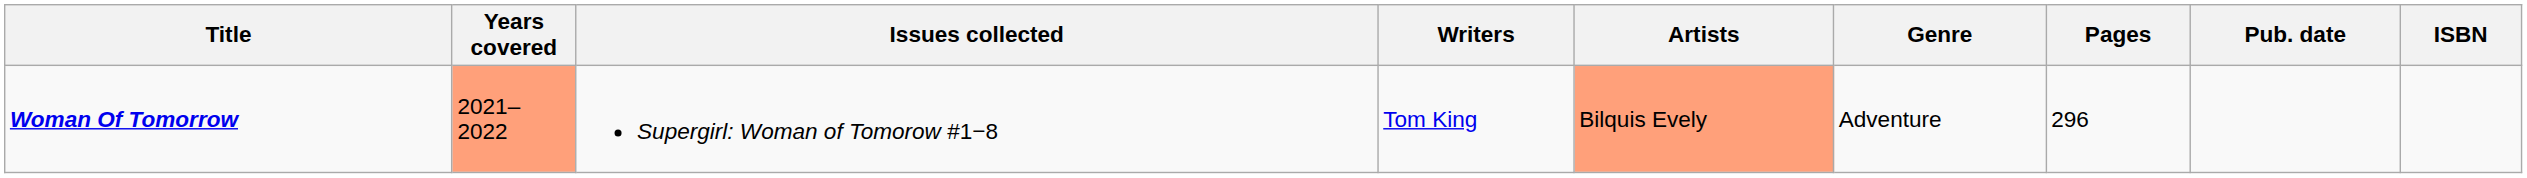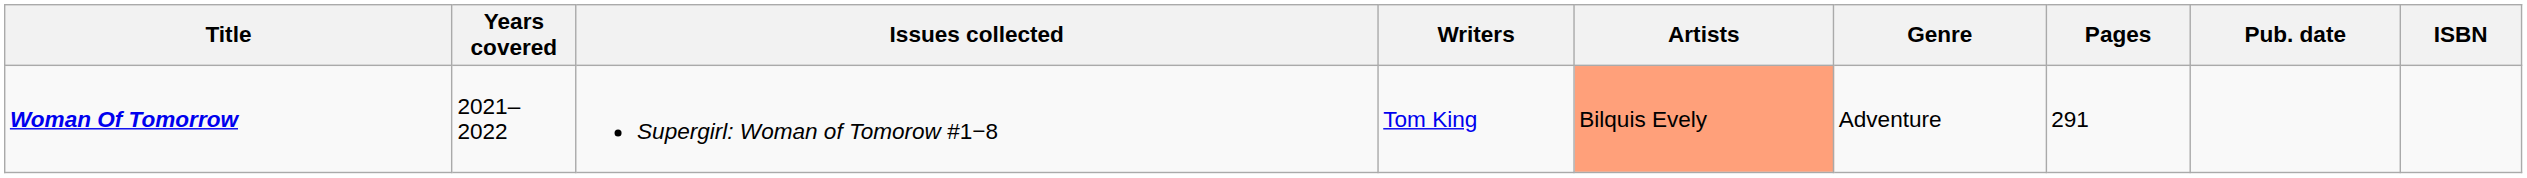(489, 118) lightsalmon background -> (489, 118) no background
(2070, 118) 296 -> (2070, 118) 291
